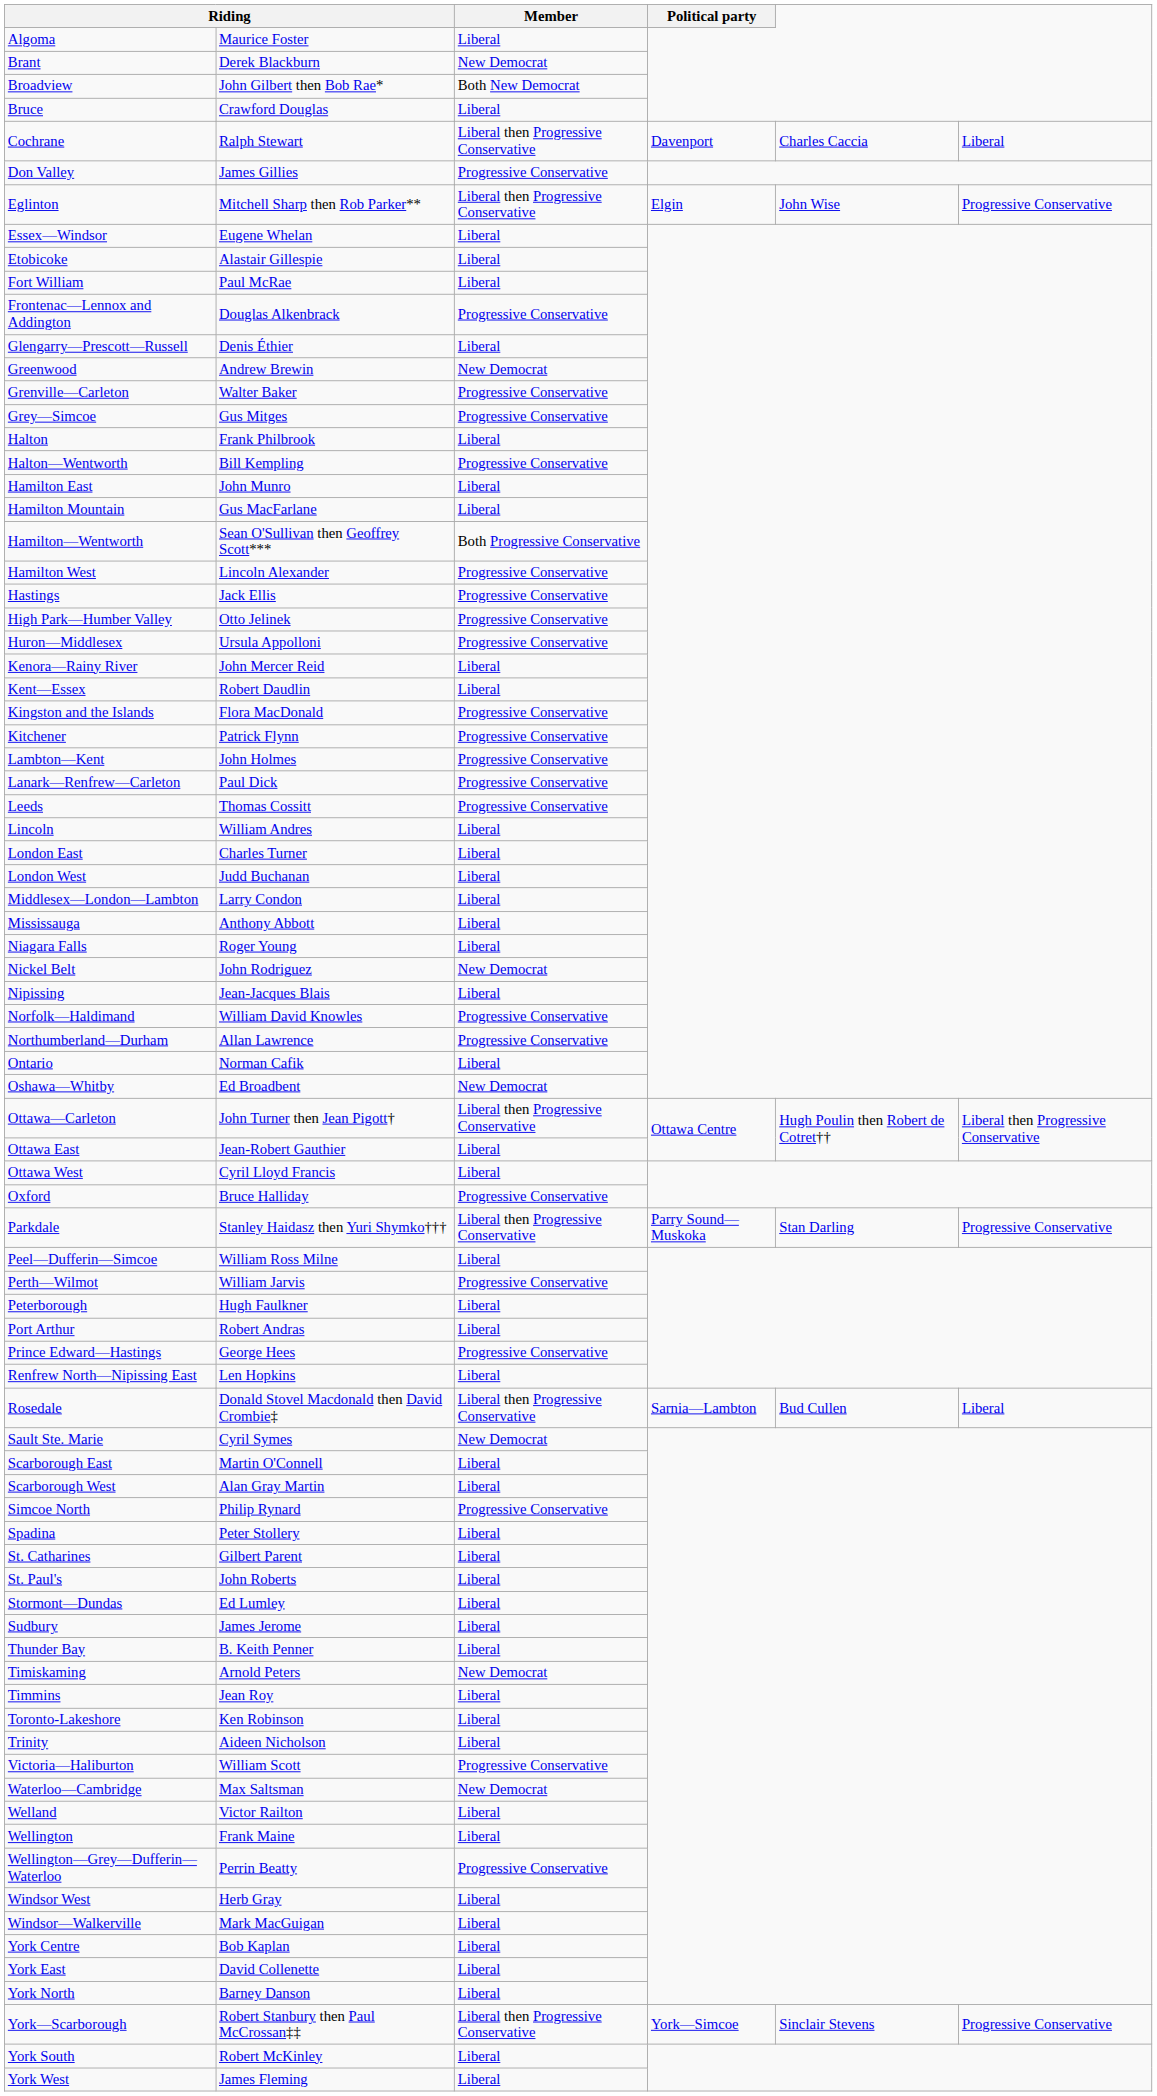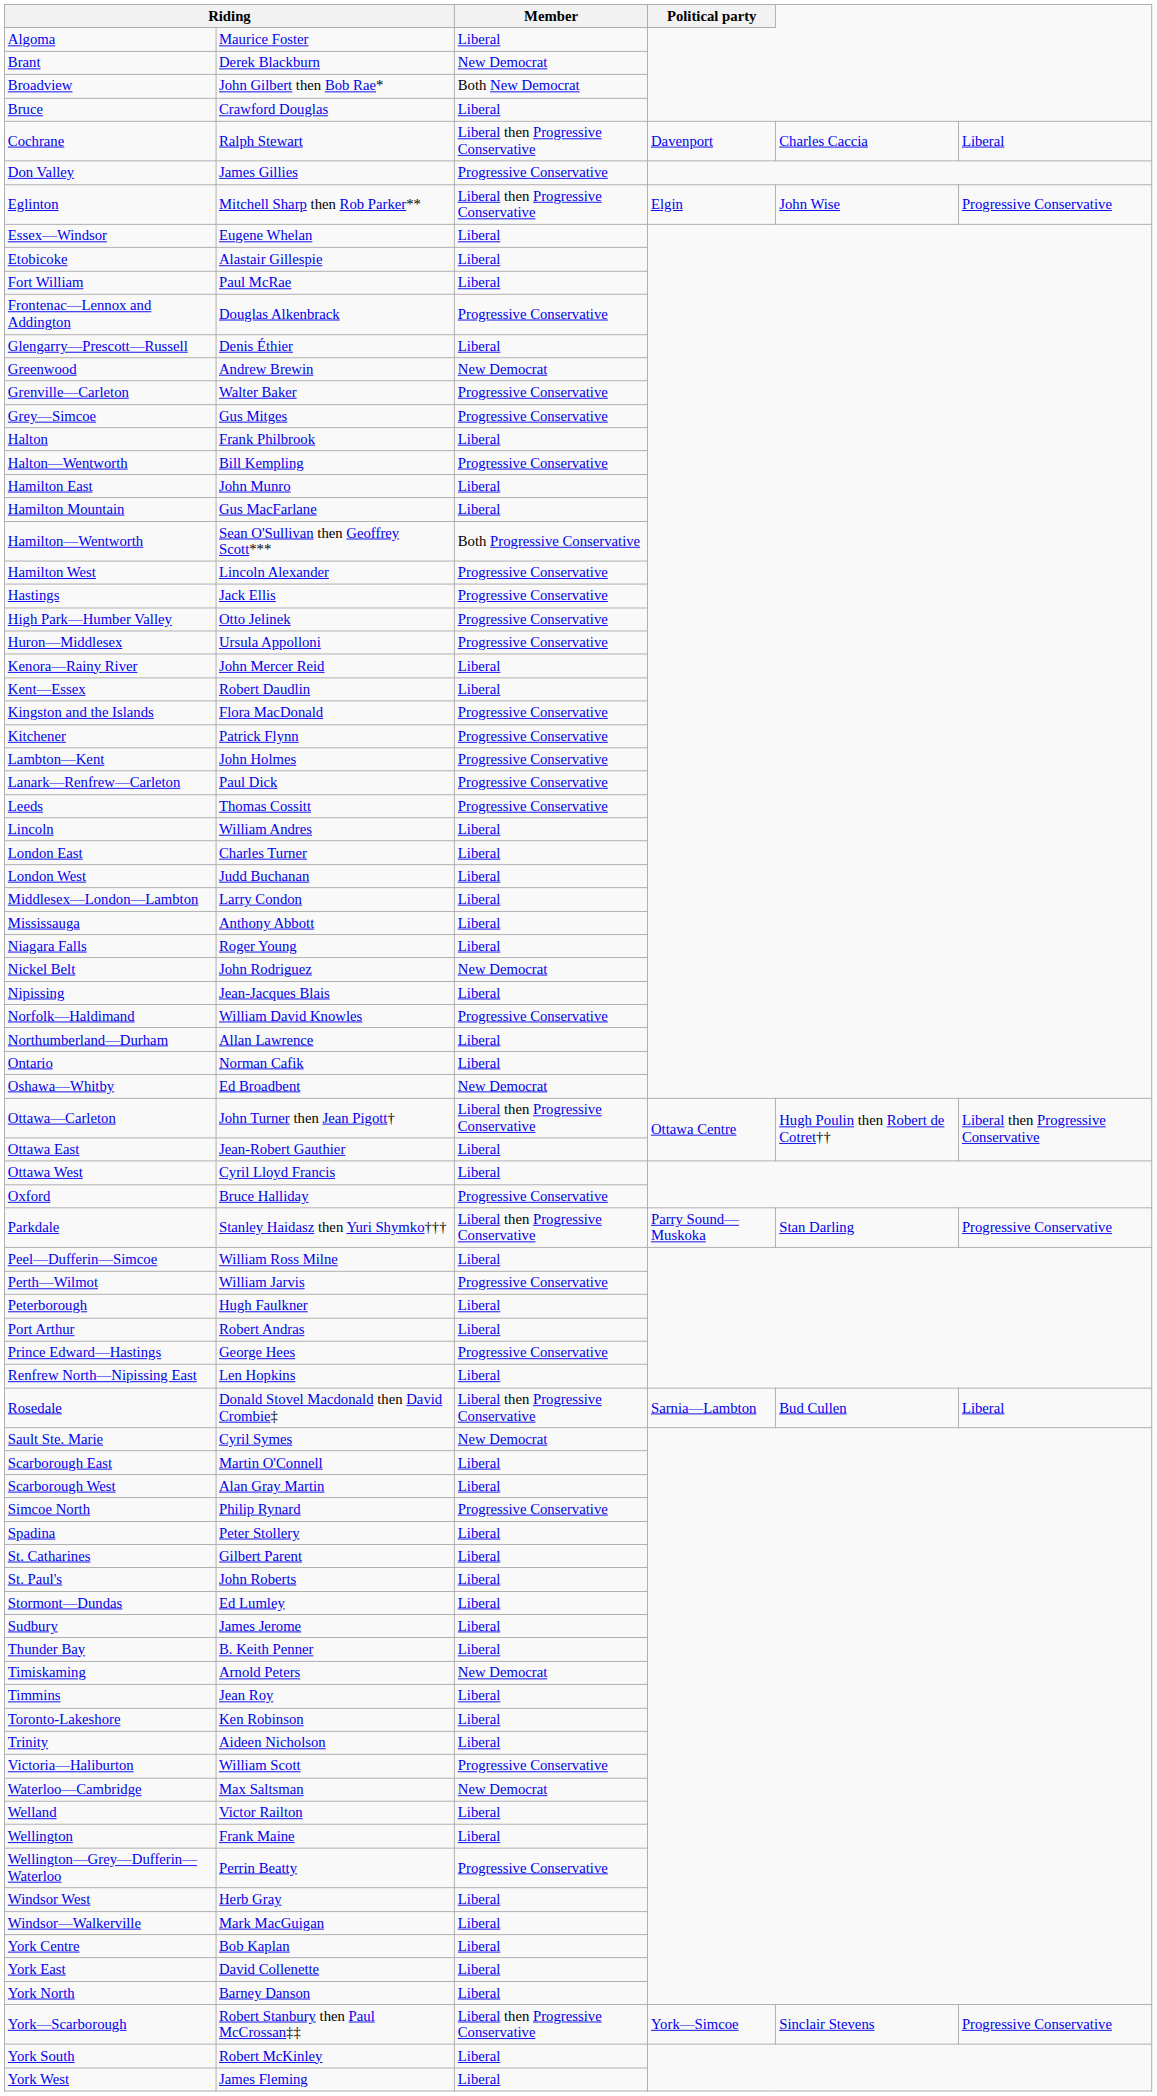(533, 1039) Progressive Conservative -> (479, 1039) Liberal
